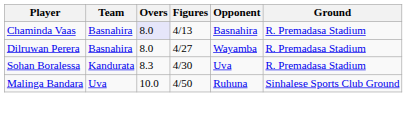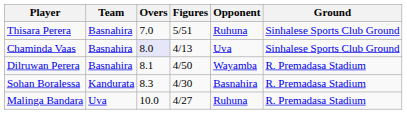+ row: (39, 30)
(235, 30) Basnahira -> (222, 48) Uva
(316, 30) R. Premadasa Stadium -> (332, 48) Sinhalese Sports Club Ground
(146, 48) 8.0 -> (146, 65) 8.1
(182, 48) 4/27 -> (182, 65) 4/50
(222, 65) Uva -> (235, 83) Basnahira
(182, 83) 4/50 -> (182, 100) 4/27
(332, 83) Sinhalese Sports Club Ground -> (316, 100) R. Premadasa Stadium
